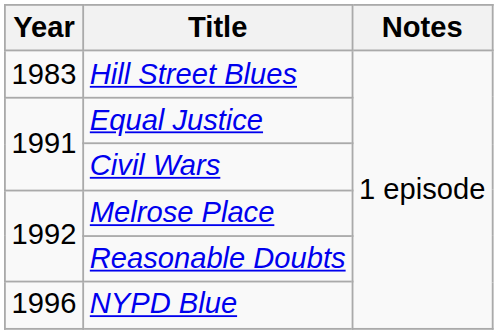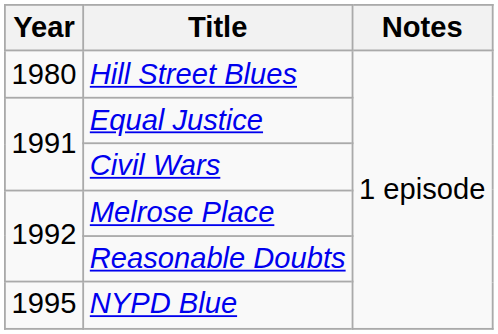(44, 73) 1983 -> (44, 73) 1980
(44, 304) 1996 -> (44, 304) 1995
